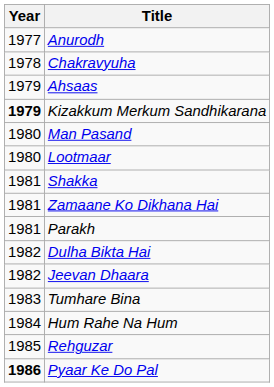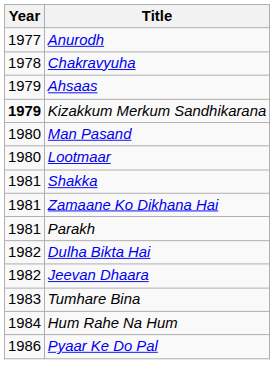- row: (80, 346)
(24, 370) bold -> (24, 346) normal
